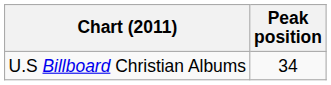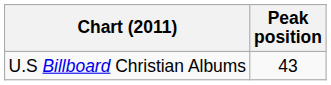(288, 65) 34 -> (288, 65) 43
